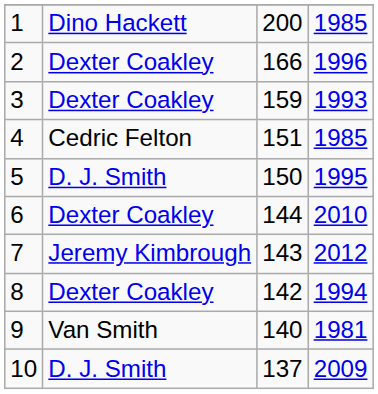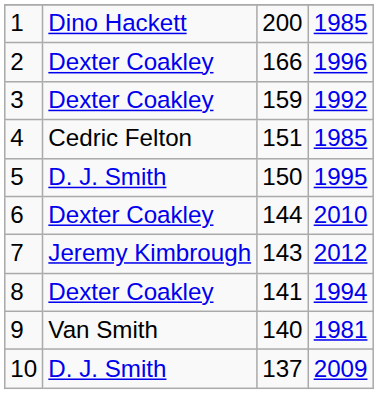(341, 100) 1993 -> (341, 100) 1992
(282, 291) 142 -> (282, 291) 141
